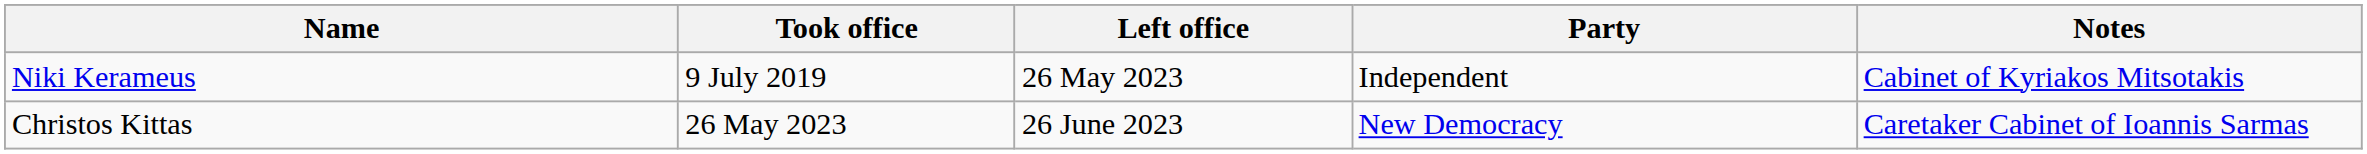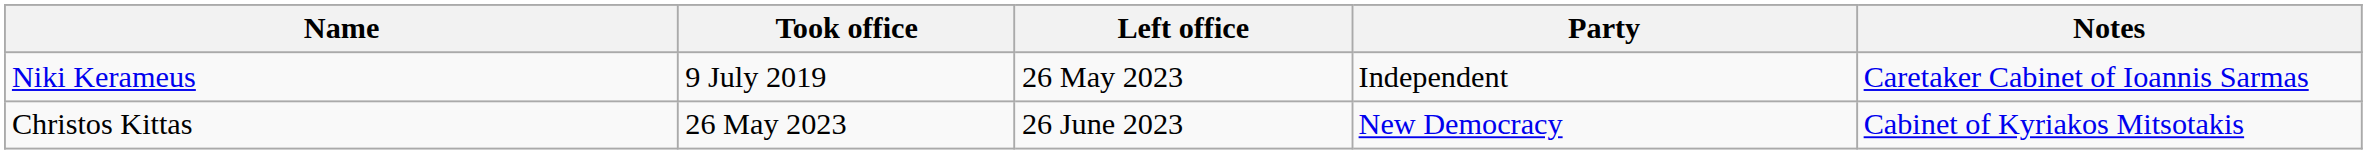(2054, 76) Cabinet of Kyriakos Mitsotakis -> (2086, 76) Caretaker Cabinet of Ioannis Sarmas
(2086, 124) Caretaker Cabinet of Ioannis Sarmas -> (2054, 124) Cabinet of Kyriakos Mitsotakis
